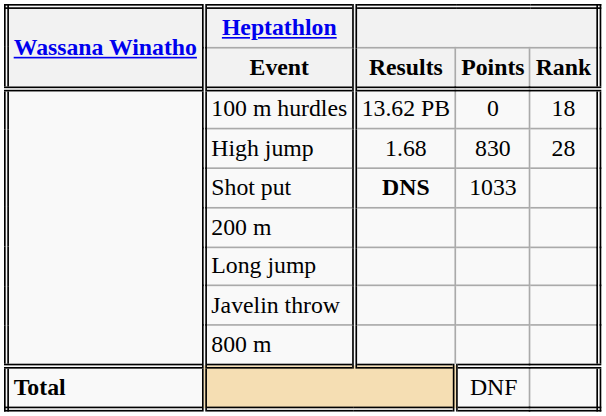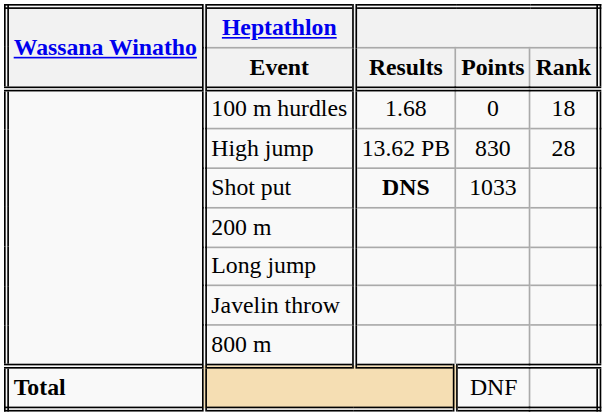(406, 109) 13.62 PB -> (406, 109) 1.68
(406, 148) 1.68 -> (406, 148) 13.62 PB
